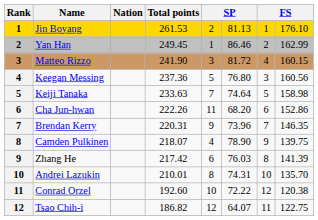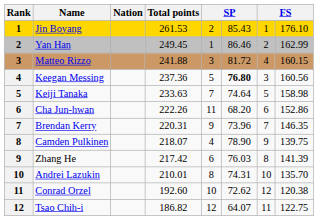(239, 28) 81.13 -> (239, 28) 85.43
(173, 61) 241.90 -> (173, 61) 241.88
(239, 77) normal -> (239, 77) bold
(239, 191) 72.22 -> (239, 191) 72.62
